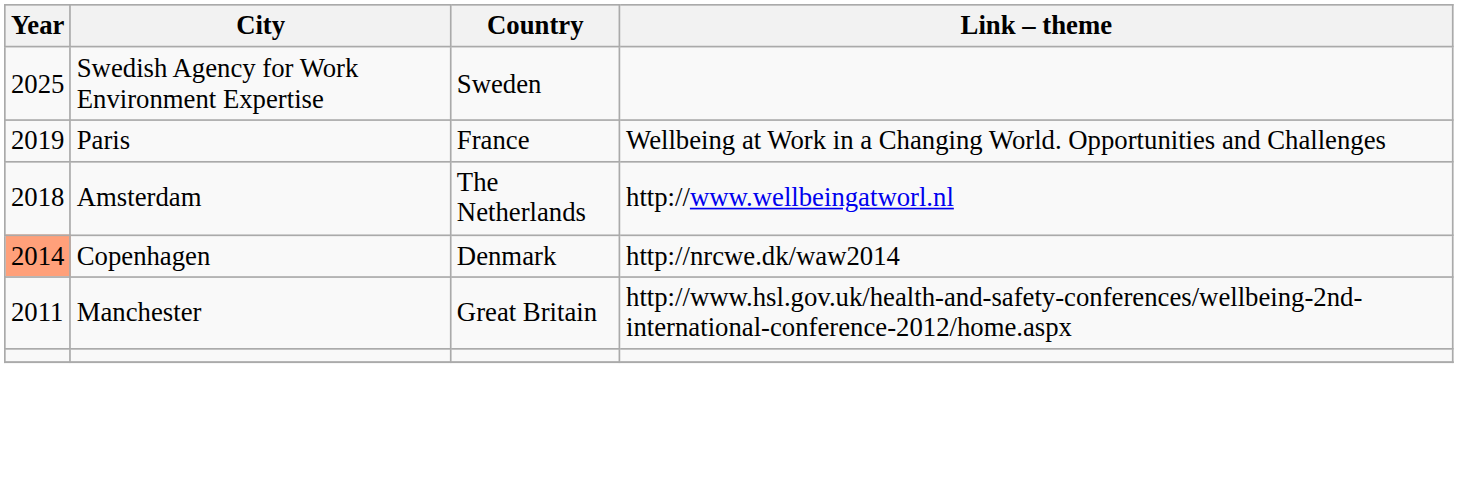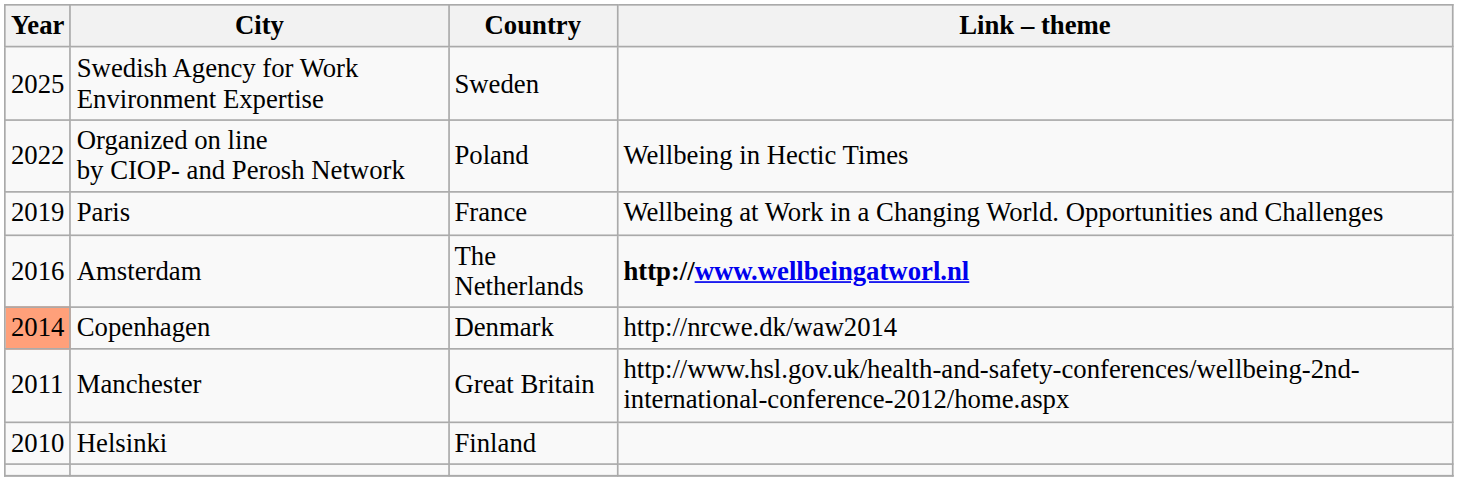+ row: (241, 155)
(38, 197) 2018 -> (38, 270) 2016
(790, 197) normal -> (796, 270) bold
+ row: (122, 442)
